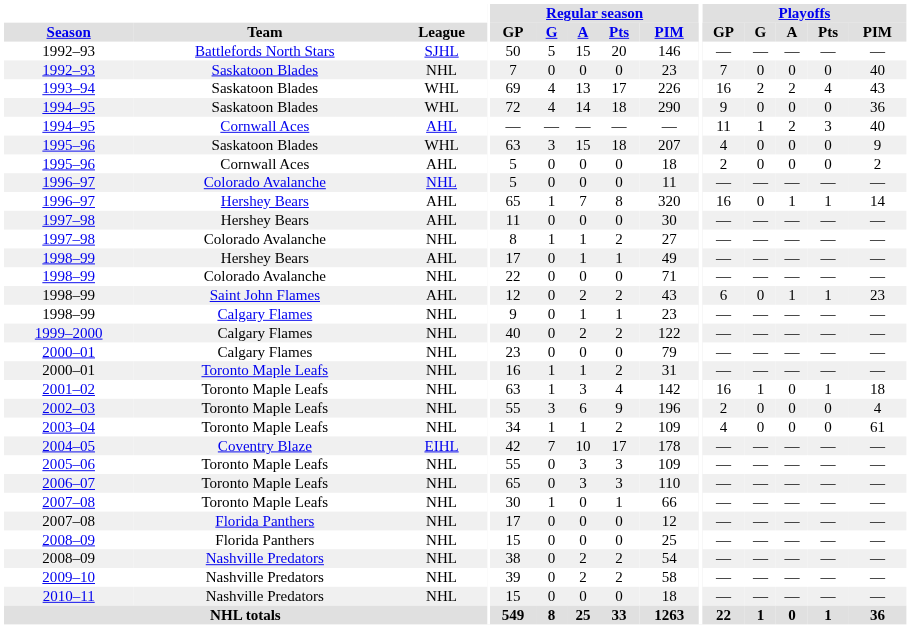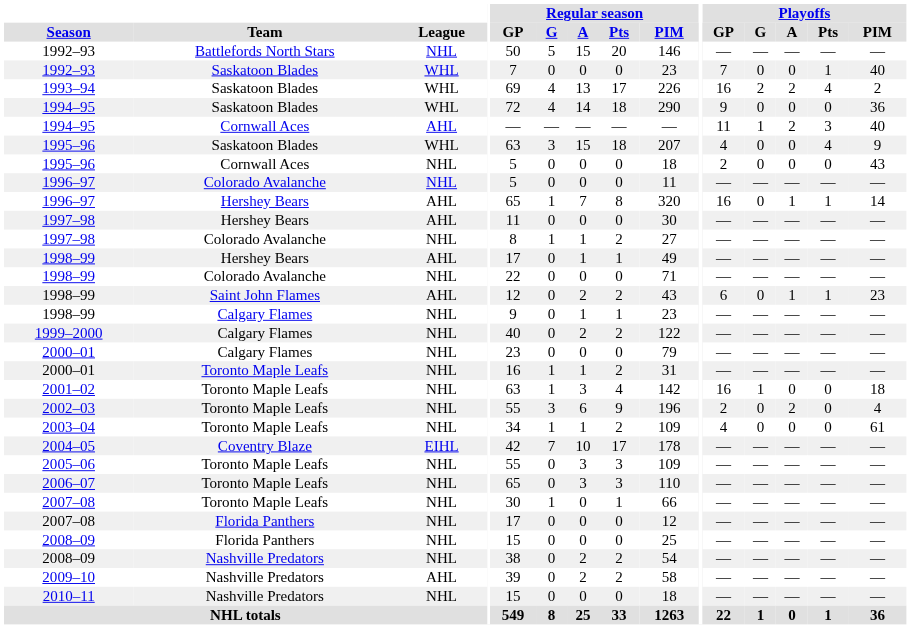(442, 51) SJHL -> (442, 51) NHL
(442, 69) NHL -> (442, 69) WHL
(828, 69) 0 -> (828, 69) 1
(877, 88) 43 -> (877, 88) 2
(828, 145) 0 -> (828, 145) 4
(442, 163) AHL -> (442, 163) NHL
(877, 163) 2 -> (877, 163) 43
(828, 389) 1 -> (828, 389) 0
(792, 408) 0 -> (792, 408) 2
(442, 577) NHL -> (442, 577) AHL
